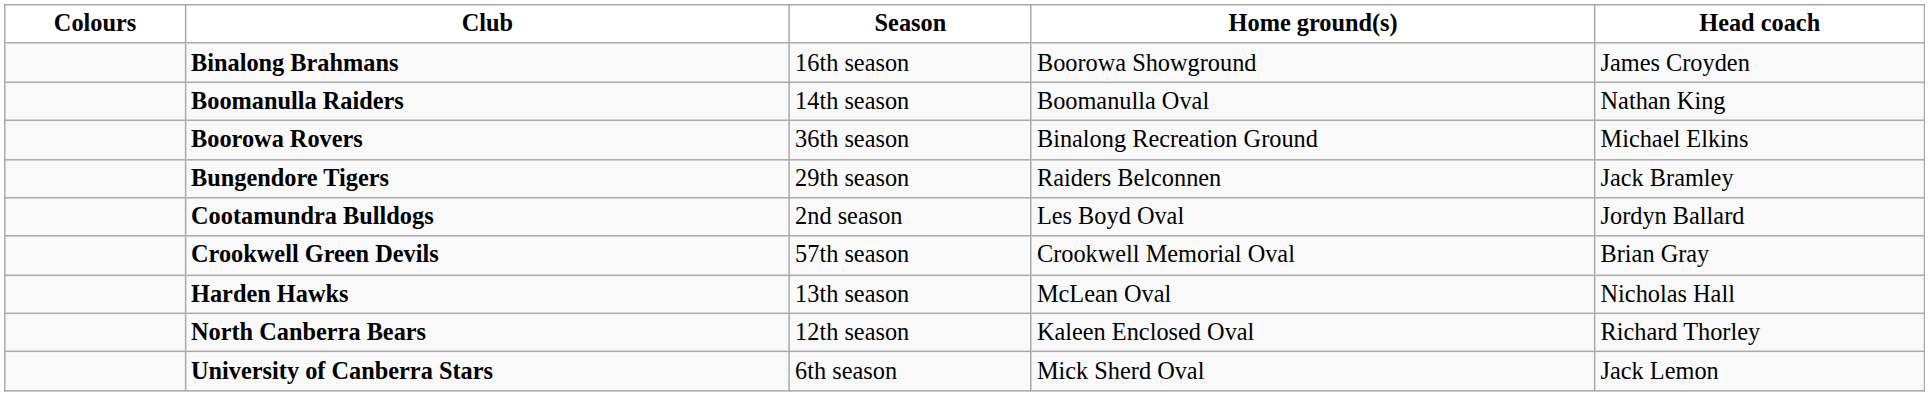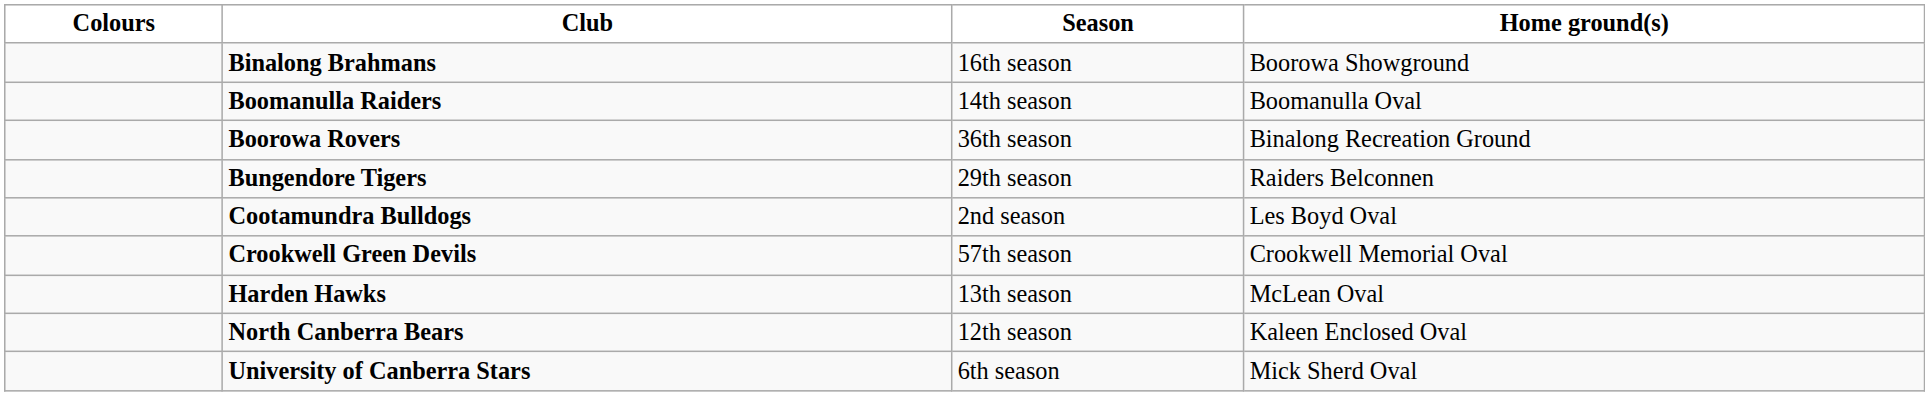- column: (1760, 23)
